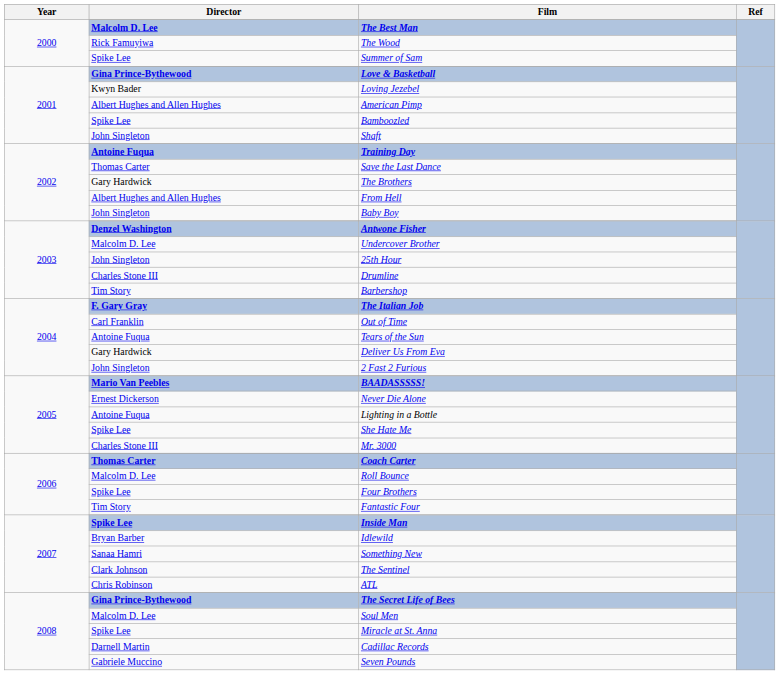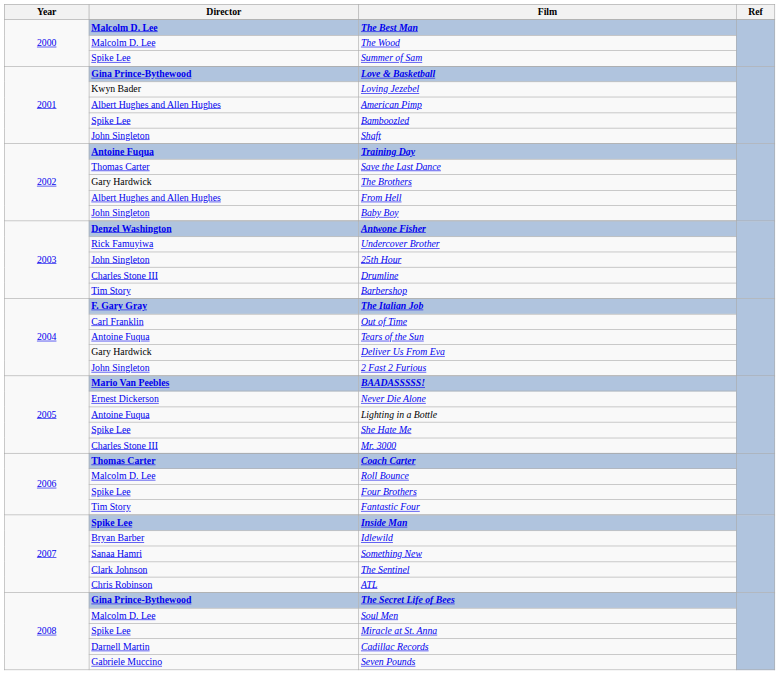(122, 43) Rick Famuyiwa -> (123, 43) Malcolm D. Lee
(123, 244) Malcolm D. Lee -> (122, 244) Rick Famuyiwa
